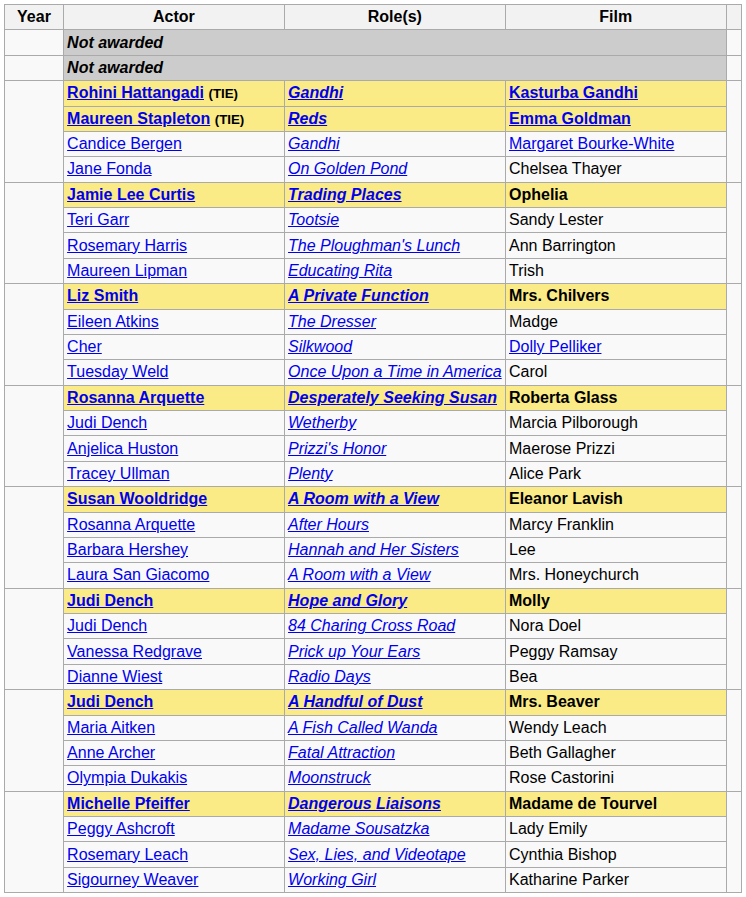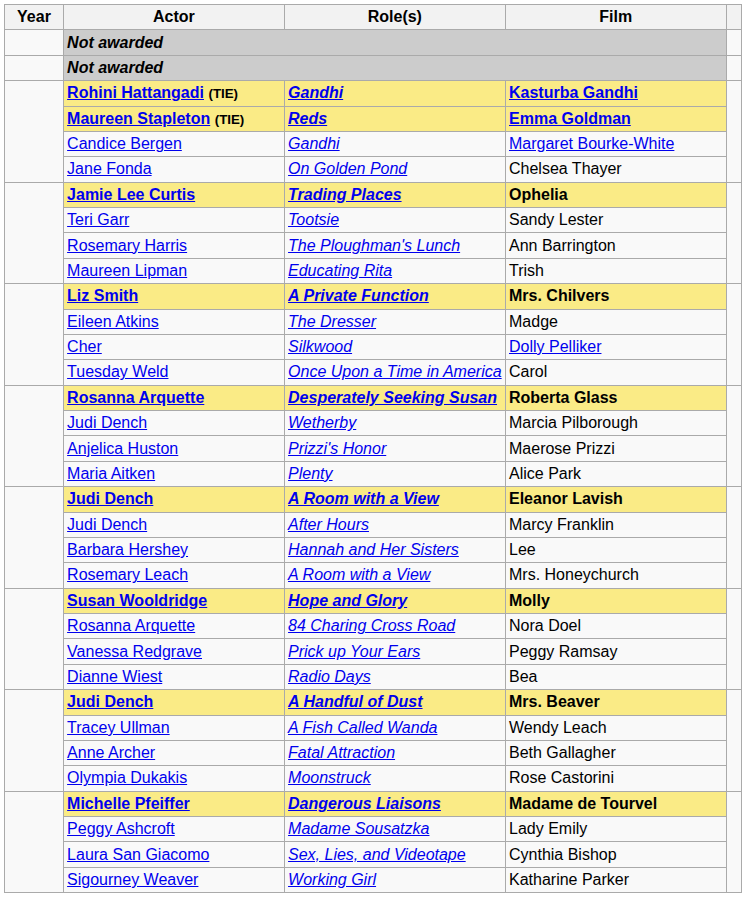(118, 473) Tracey Ullman -> (111, 473) Maria Aitken
(137, 499) Susan Wooldridge -> (110, 499) Judi Dench
(131, 524) Rosanna Arquette -> (107, 524) Judi Dench
(138, 575) Laura San Giacomo -> (128, 575) Rosemary Leach
(110, 600) Judi Dench -> (137, 600) Susan Wooldridge
(107, 626) Judi Dench -> (131, 626) Rosanna Arquette
(111, 727) Maria Aitken -> (118, 727) Tracey Ullman
(128, 854) Rosemary Leach -> (138, 854) Laura San Giacomo
